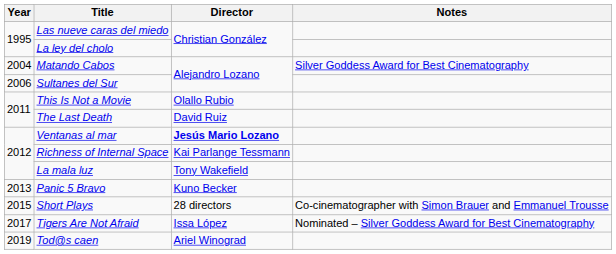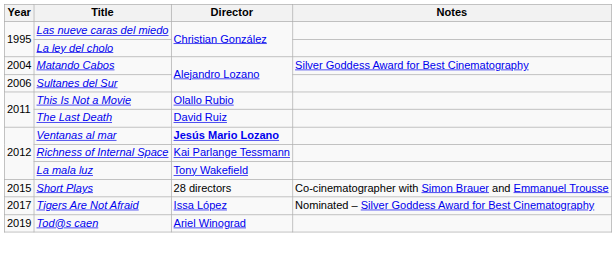- row: (71, 188)
